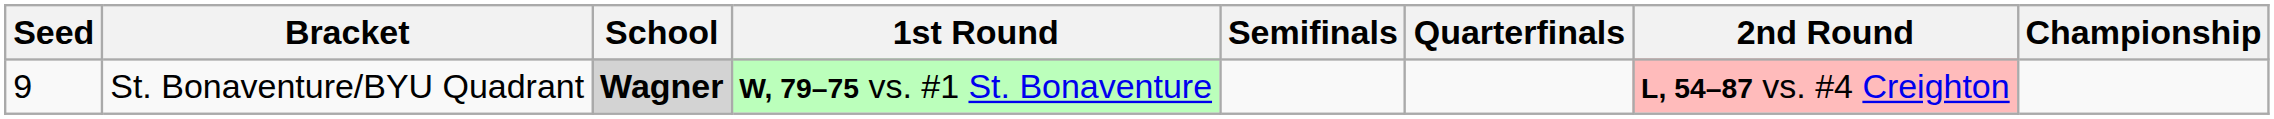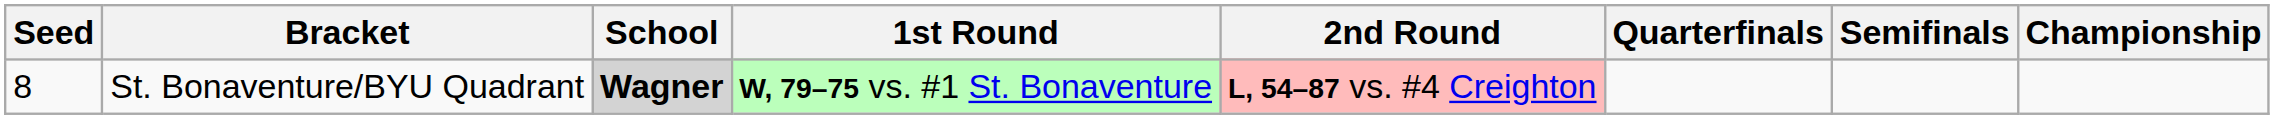columns swapped: (1825, 32) <-> (1313, 32)
(23, 86) 9 -> (23, 86) 8
